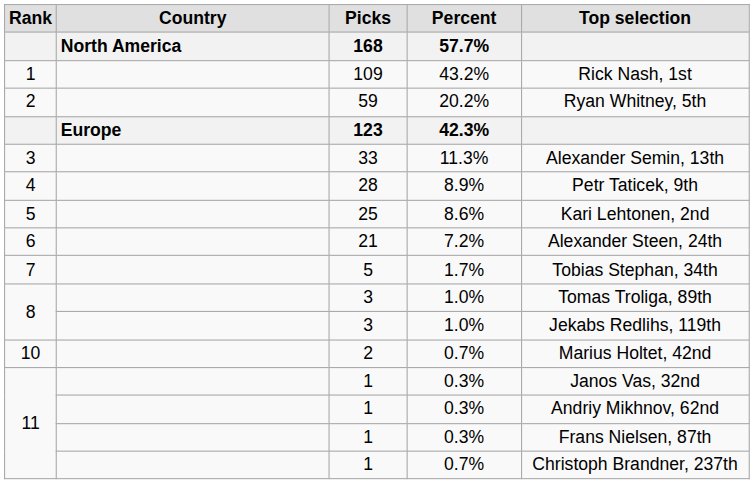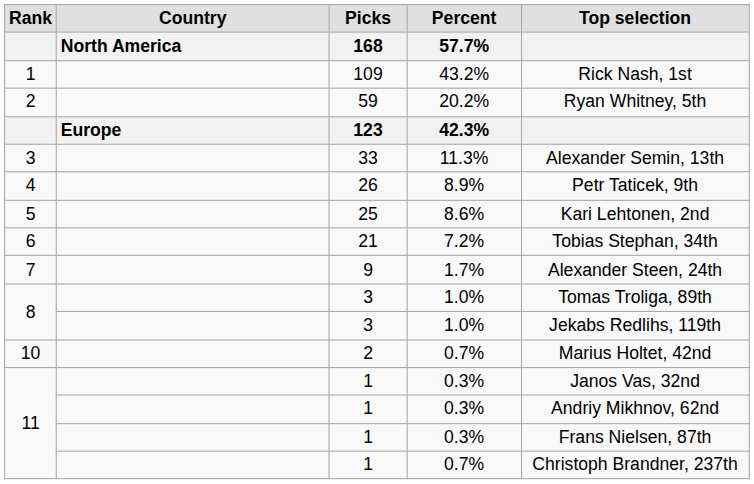(368, 185) 28 -> (368, 185) 26
(635, 241) Alexander Steen, 24th -> (635, 241) Tobias Stephan, 34th
(368, 269) 5 -> (368, 269) 9
(635, 269) Tobias Stephan, 34th -> (635, 269) Alexander Steen, 24th
